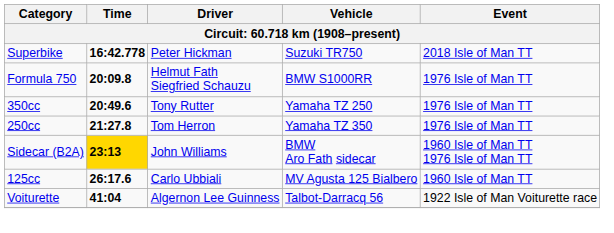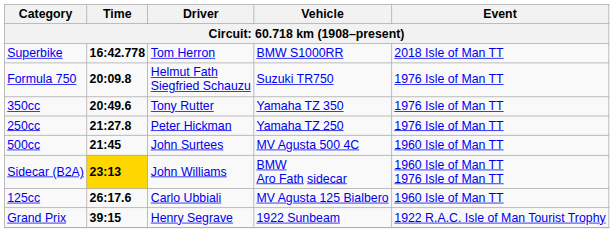(191, 53) Peter Hickman -> (183, 53) Tom Herron
(324, 53) Suzuki TR750 -> (300, 53) BMW S1000RR
(329, 79) BMW S1000RR -> (295, 79) Suzuki TR750
(329, 106) Yamaha TZ 250 -> (300, 106) Yamaha TZ 350
(183, 125) Tom Herron -> (191, 125) Peter Hickman
(329, 125) Yamaha TZ 350 -> (300, 125) Yamaha TZ 250
+ row: (24, 145)
+ row: (37, 217)
- row: (33, 198)
